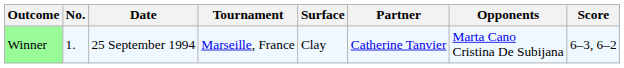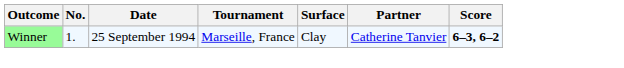- column: (508, 14)
(593, 44) normal -> (476, 36) bold
